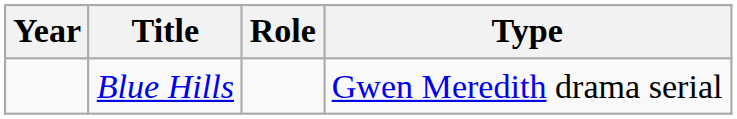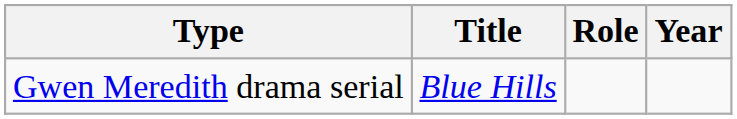columns swapped: (47, 31) <-> (527, 31)
